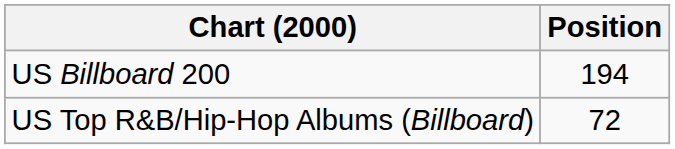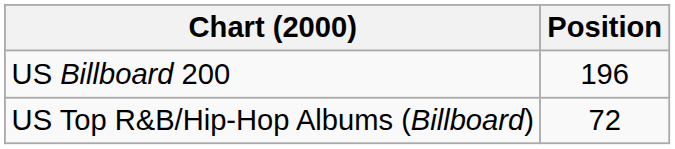(605, 73) 194 -> (605, 73) 196
